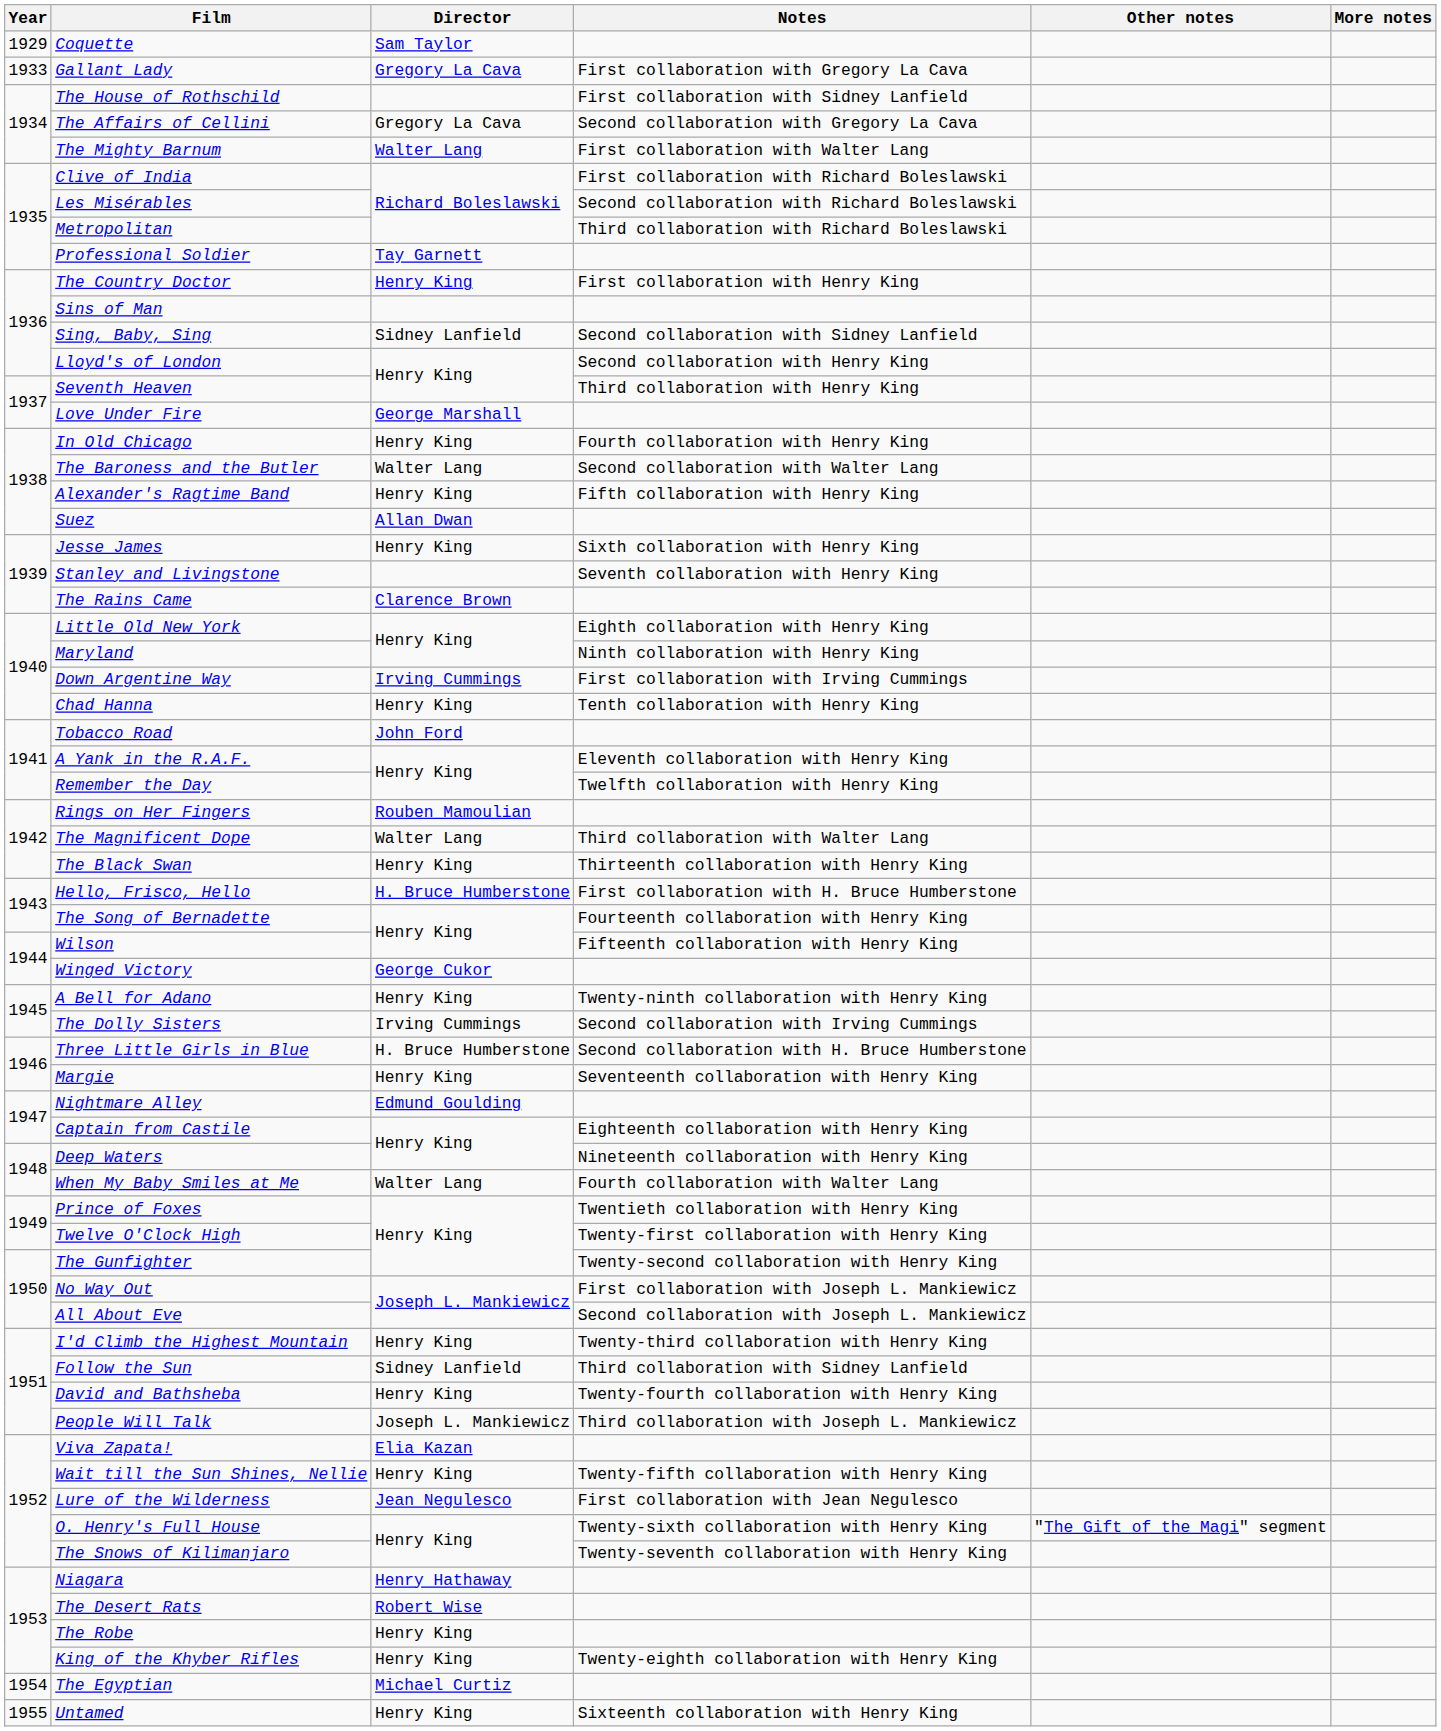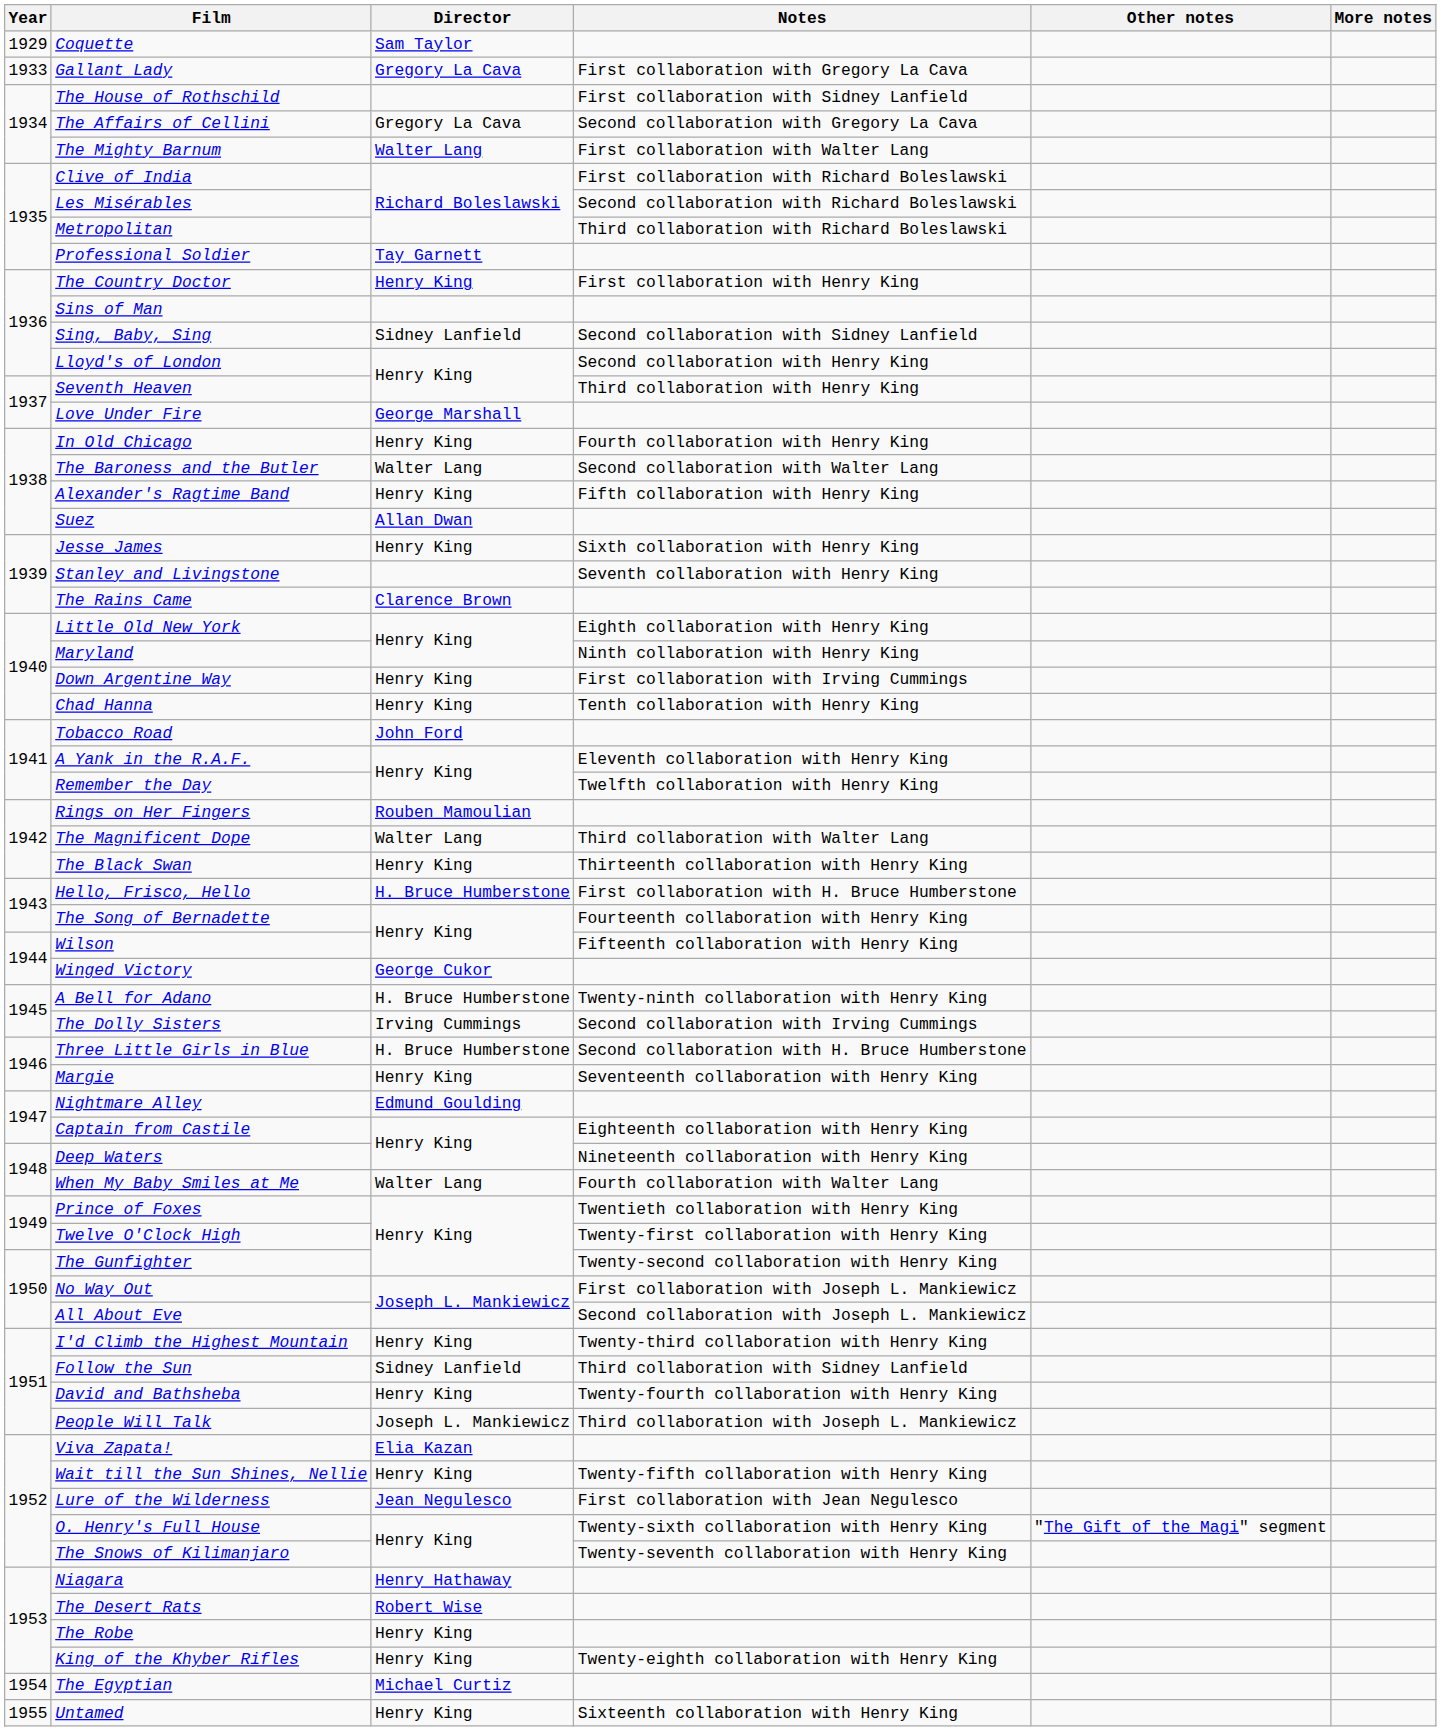(448, 680) Irving Cummings -> (424, 680) Henry King
(424, 998) Henry King -> (473, 998) H. Bruce Humberstone
